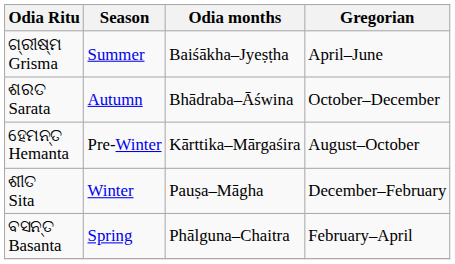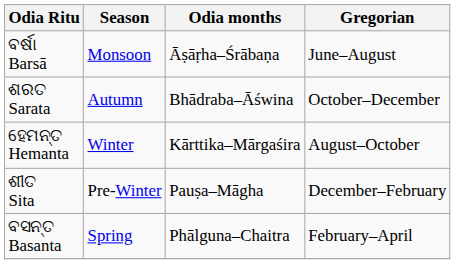- row: (35, 53)
+ row: (28, 53)
(125, 145) Pre-Winter -> (111, 145) Winter
(111, 190) Winter -> (125, 190) Pre-Winter
